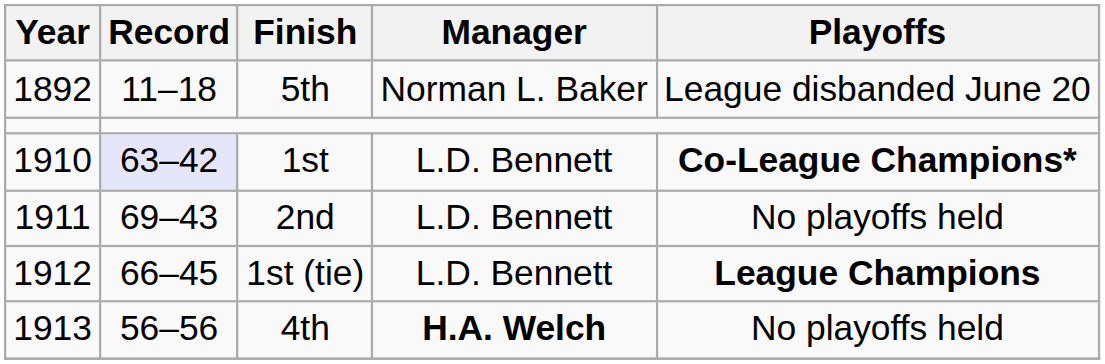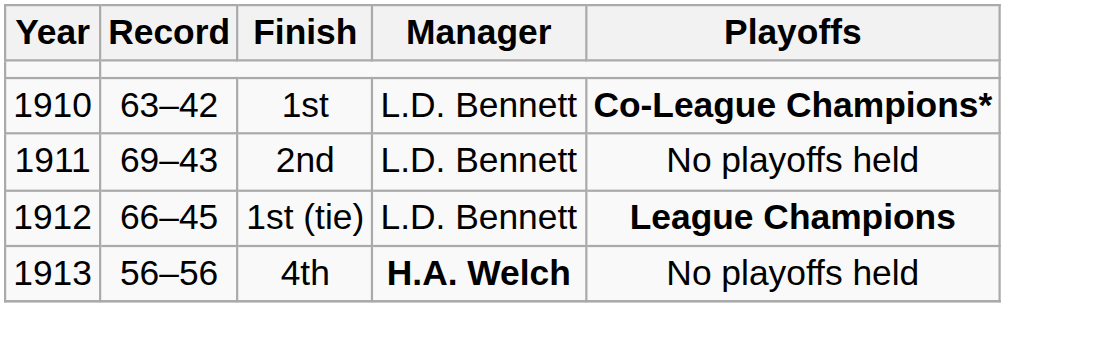- row: (53, 88)
(169, 160) lavender background -> (169, 104) no background
